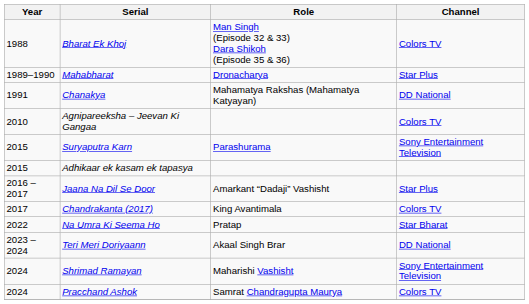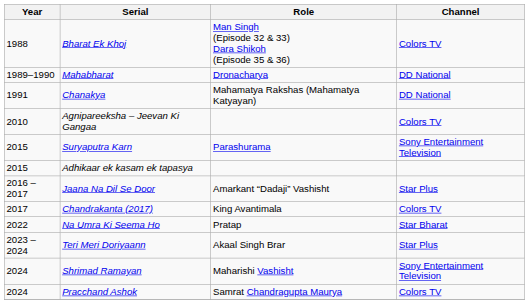(418, 74) Star Plus -> (425, 74) DD National
(425, 245) DD National -> (418, 245) Star Plus
